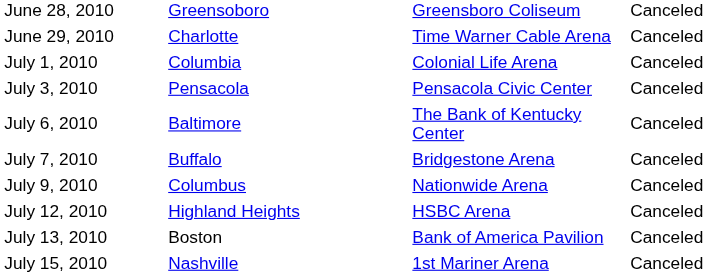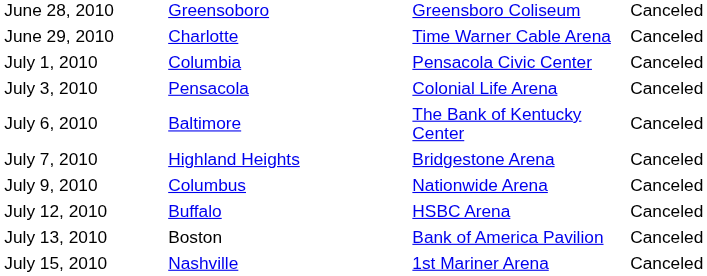(485, 62) Colonial Life Arena -> (502, 62) Pensacola Civic Center
(502, 88) Pensacola Civic Center -> (485, 88) Colonial Life Arena
(195, 159) Buffalo -> (234, 159) Highland Heights
(234, 211) Highland Heights -> (195, 211) Buffalo
